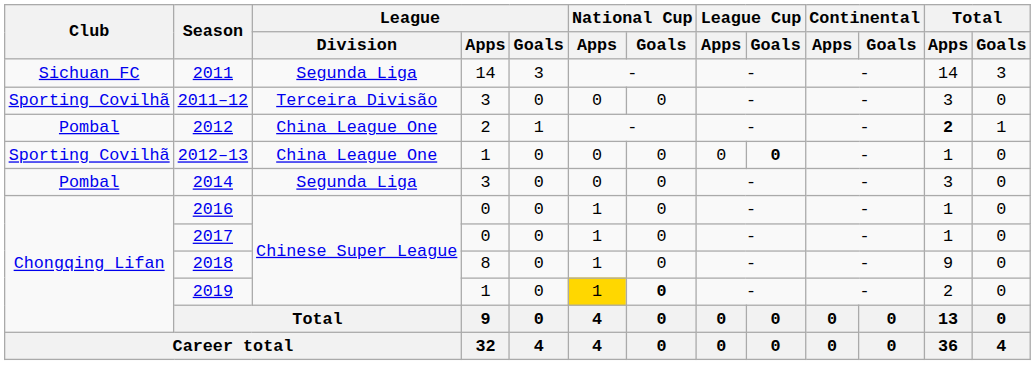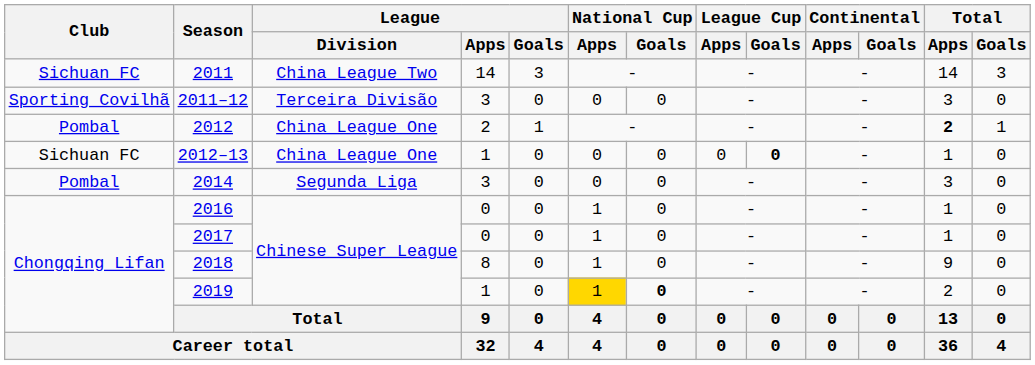(357, 73) Segunda Liga -> (357, 73) China League Two
(89, 155) Sporting Covilhã -> (89, 155) Sichuan FC
